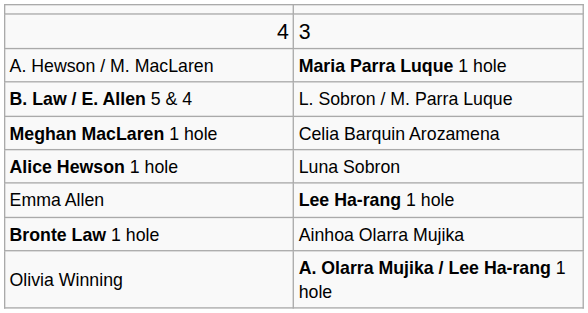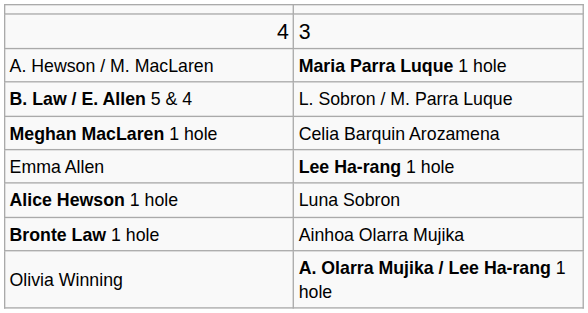rows swapped: (94, 167) <-> (57, 201)
